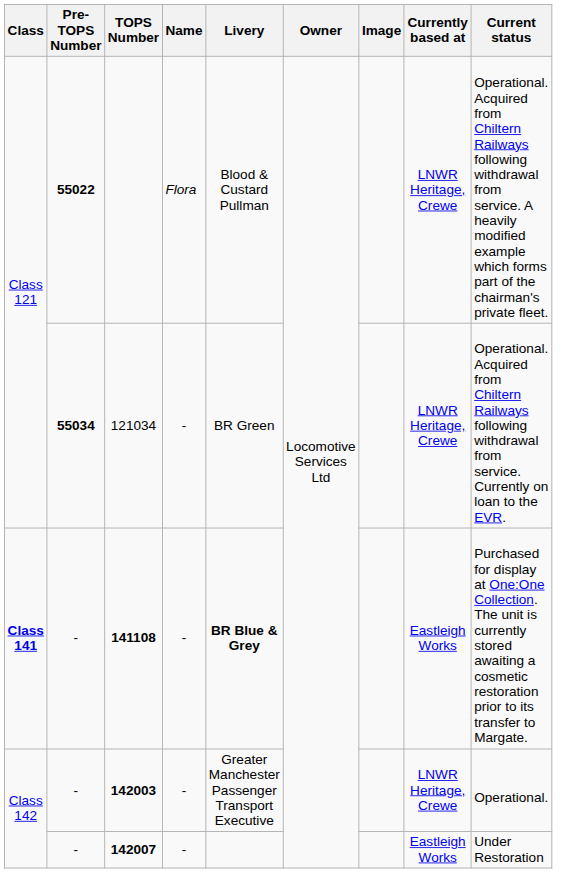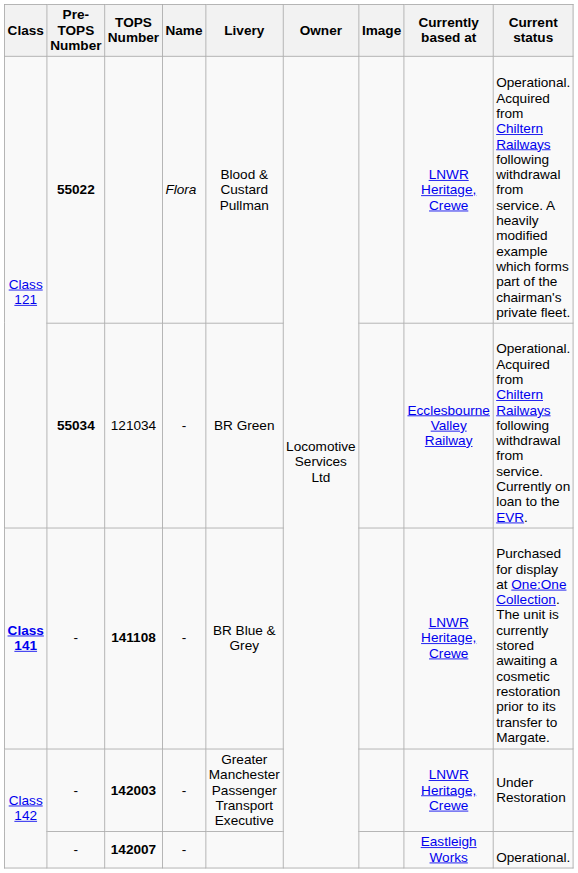(438, 425) LNWR Heritage, Crewe -> (449, 425) Ecclesbourne Valley Railway
(244, 638) bold -> (244, 638) normal
(438, 638) Eastleigh Works -> (449, 638) LNWR Heritage, Crewe
(511, 797) Operational. -> (531, 790) Under Restoration
(509, 849) Under Restoration -> (533, 857) Operational.
